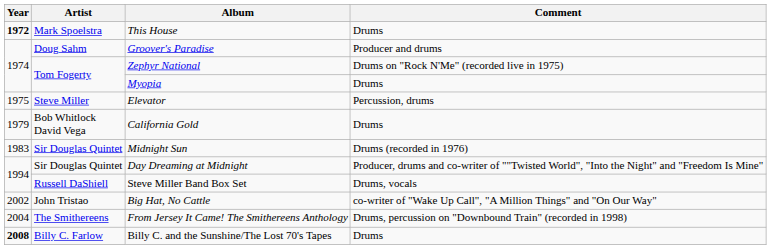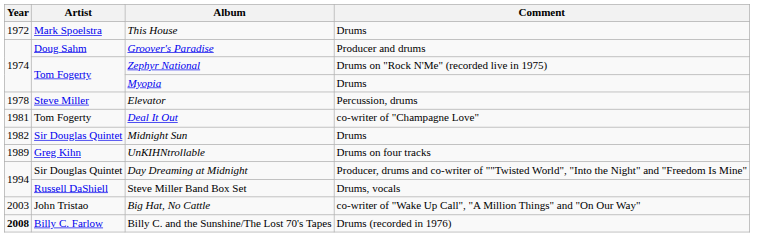(18, 30) bold -> (18, 30) normal
(18, 100) 1975 -> (18, 100) 1978
- row: (163, 124)
+ row: (153, 118)
(18, 148) 1983 -> (18, 135) 1982
(410, 148) Drums (recorded in 1976) -> (352, 135) Drums
+ row: (166, 153)
(18, 200) 2002 -> (18, 205) 2003
- row: (238, 218)
(368, 235) Drums -> (394, 223) Drums (recorded in 1976)
